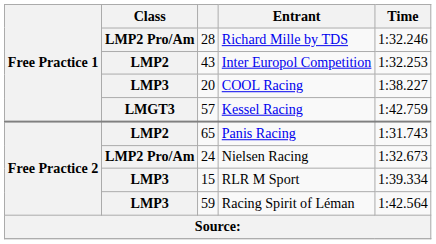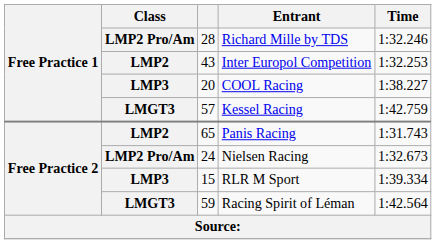(150, 203) LMP3 -> (150, 203) LMGT3
